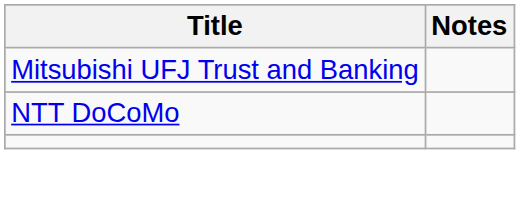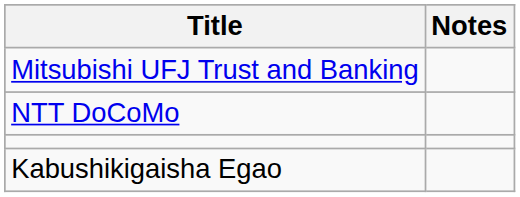+ row: (147, 168)
